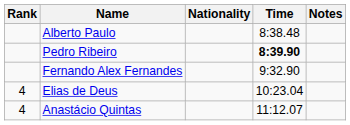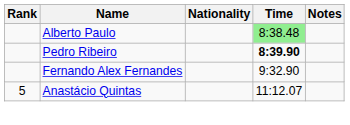(279, 33) no background -> (279, 33) lightgreen background
- row: (80, 91)
(22, 110) 4 -> (22, 91) 5
